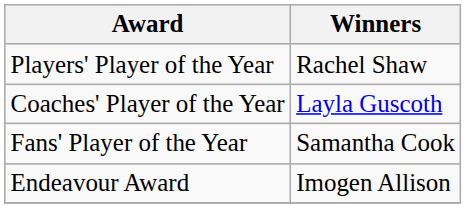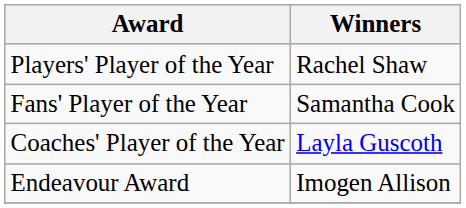rows swapped: (148, 103) <-> (129, 143)
